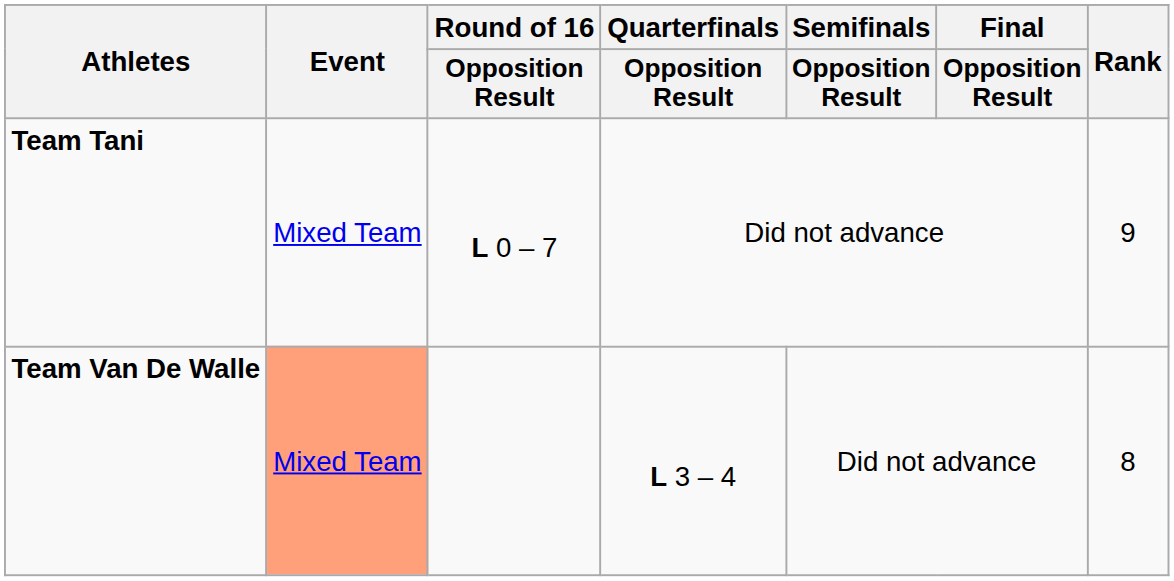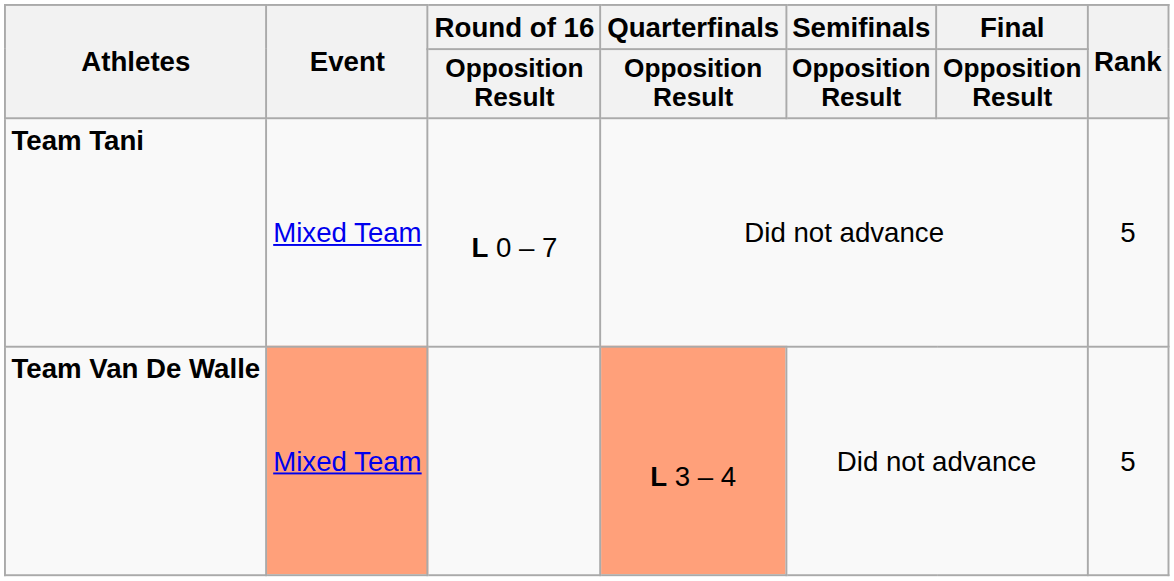(1128, 233) 9 -> (1128, 233) 5
(693, 476) no background -> (693, 476) lightsalmon background
(1128, 461) 8 -> (1128, 461) 5
